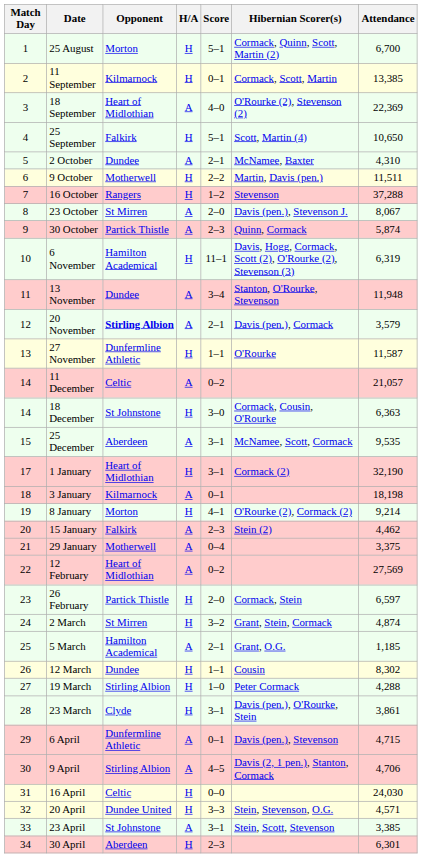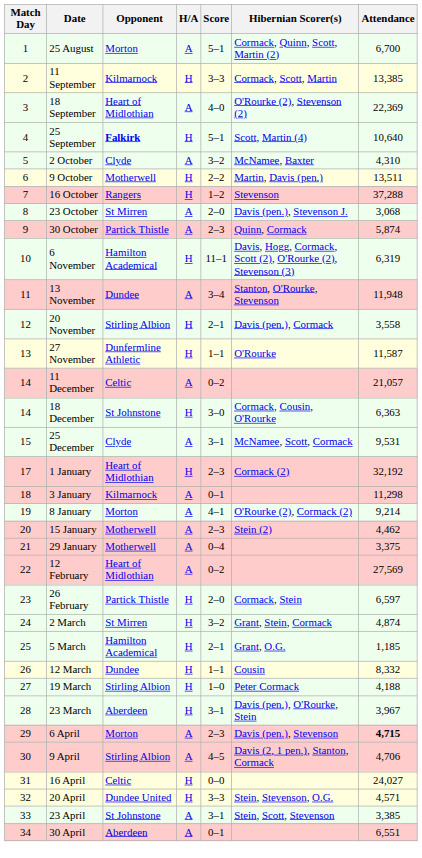(189, 48) H -> (189, 48) A
(216, 78) 0–1 -> (216, 78) 3–3
(121, 137) normal -> (123, 137) bold
(388, 137) 10,650 -> (388, 137) 10,640
(122, 160) Dundee -> (118, 160) Clyde
(216, 160) 2–1 -> (216, 160) 3–2
(388, 177) 11,511 -> (388, 177) 13,511
(388, 212) 8,067 -> (388, 212) 3,068
(140, 324) bold -> (138, 324) normal
(189, 324) A -> (189, 324) H
(388, 324) 3,579 -> (388, 324) 3,558
(126, 442) Aberdeen -> (118, 442) Clyde
(388, 442) 9,535 -> (388, 442) 9,531
(216, 471) 3–1 -> (216, 471) 2–3
(388, 471) 32,190 -> (388, 471) 32,192
(388, 495) 18,198 -> (388, 495) 11,298
(189, 512) H -> (189, 512) A
(121, 529) Falkirk -> (131, 529) Motherwell
(189, 646) A -> (189, 646) H
(388, 669) 8,302 -> (388, 669) 8,332
(388, 687) 4,288 -> (388, 687) 4,188
(118, 710) Clyde -> (126, 710) Aberdeen
(388, 710) 3,861 -> (388, 710) 3,967
(133, 739) Dunfermline Athletic -> (122, 733) Morton
(216, 739) 0–1 -> (216, 733) 2–3
(388, 739) normal -> (388, 733) bold
(388, 792) 24,030 -> (388, 780) 24,027
(189, 844) H -> (189, 832) A
(216, 844) 2–3 -> (216, 832) 0–1
(388, 844) 6,301 -> (388, 832) 6,551
